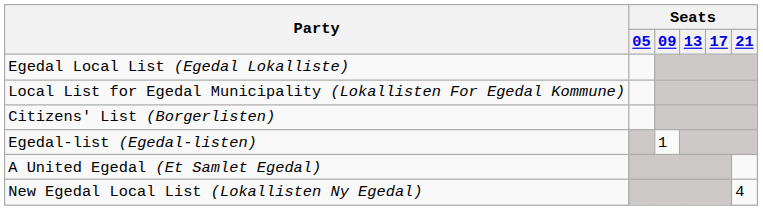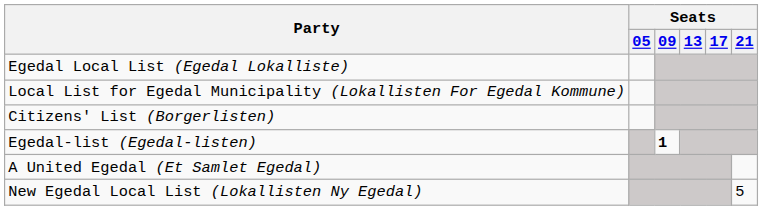(663, 142) normal -> (663, 142) bold
(740, 192) 4 -> (740, 192) 5
